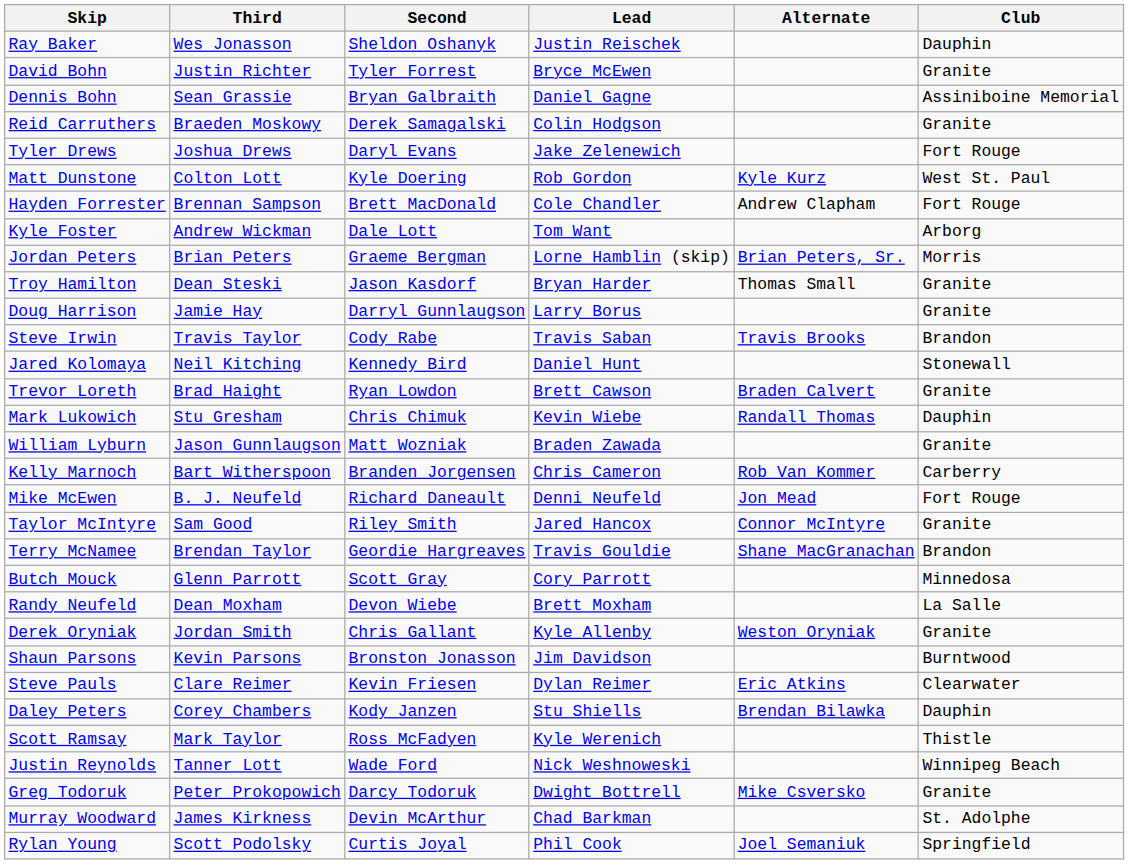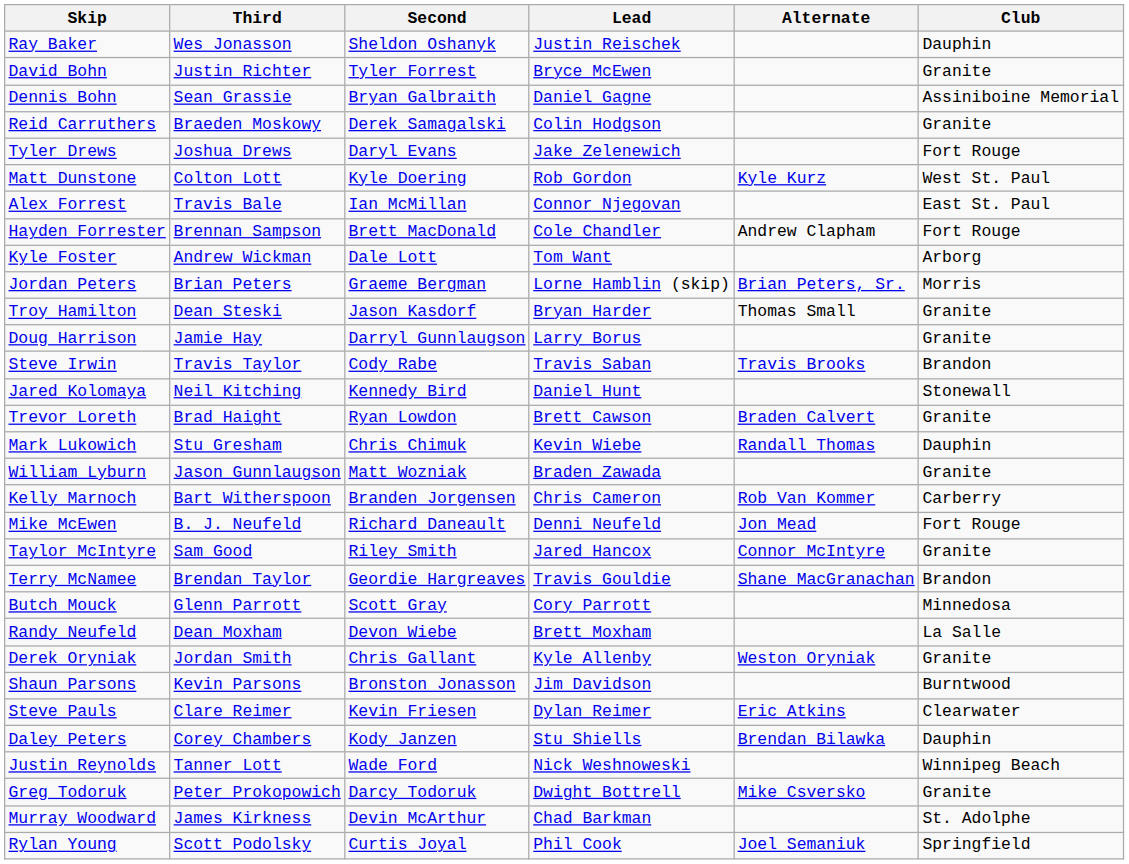+ row: (68, 205)
- row: (68, 739)
